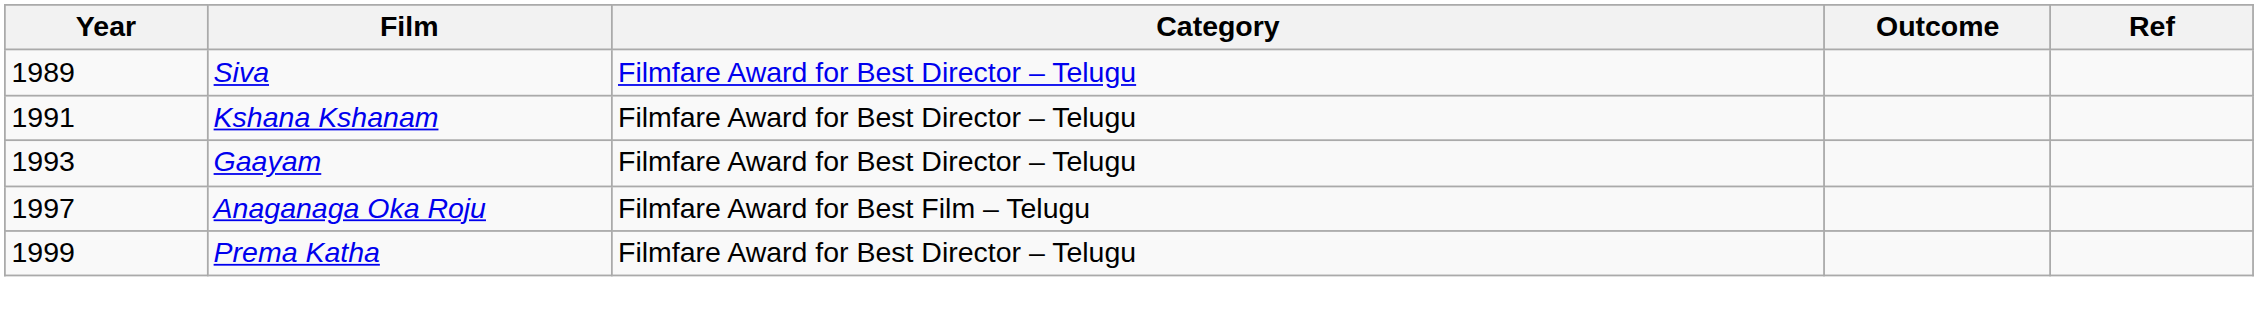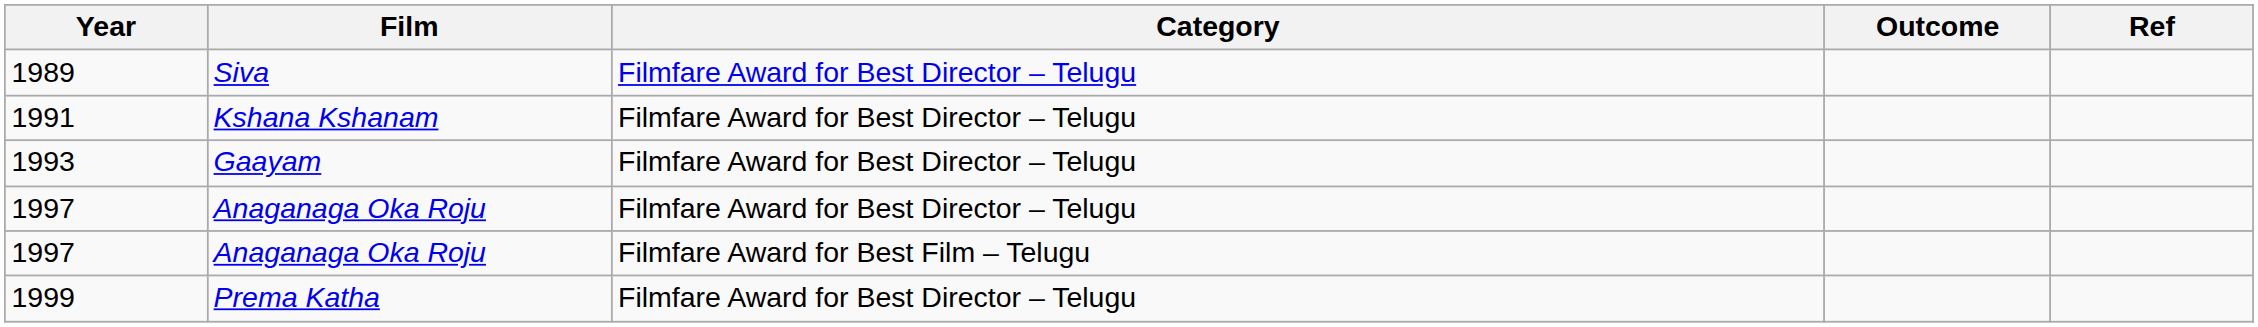+ row: (43, 207)
